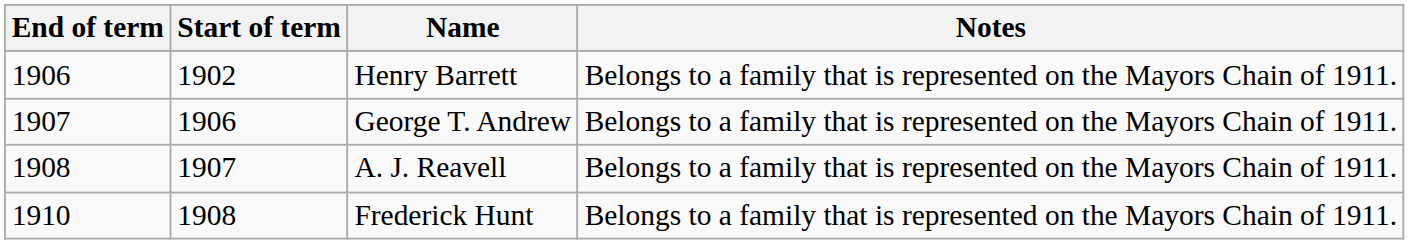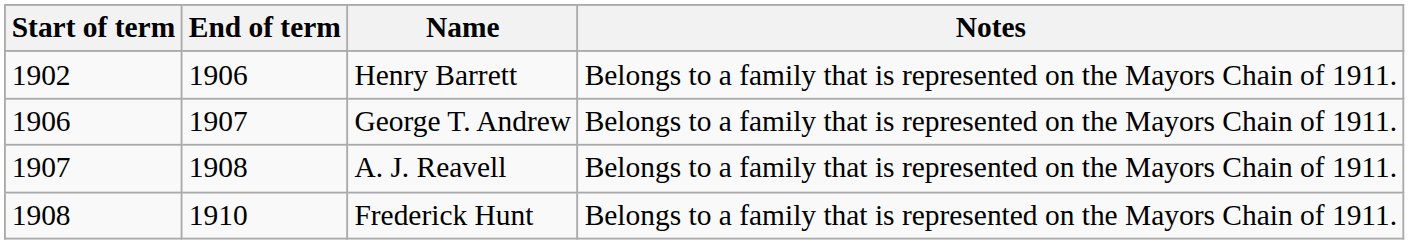columns swapped: (259, 27) <-> (88, 27)
